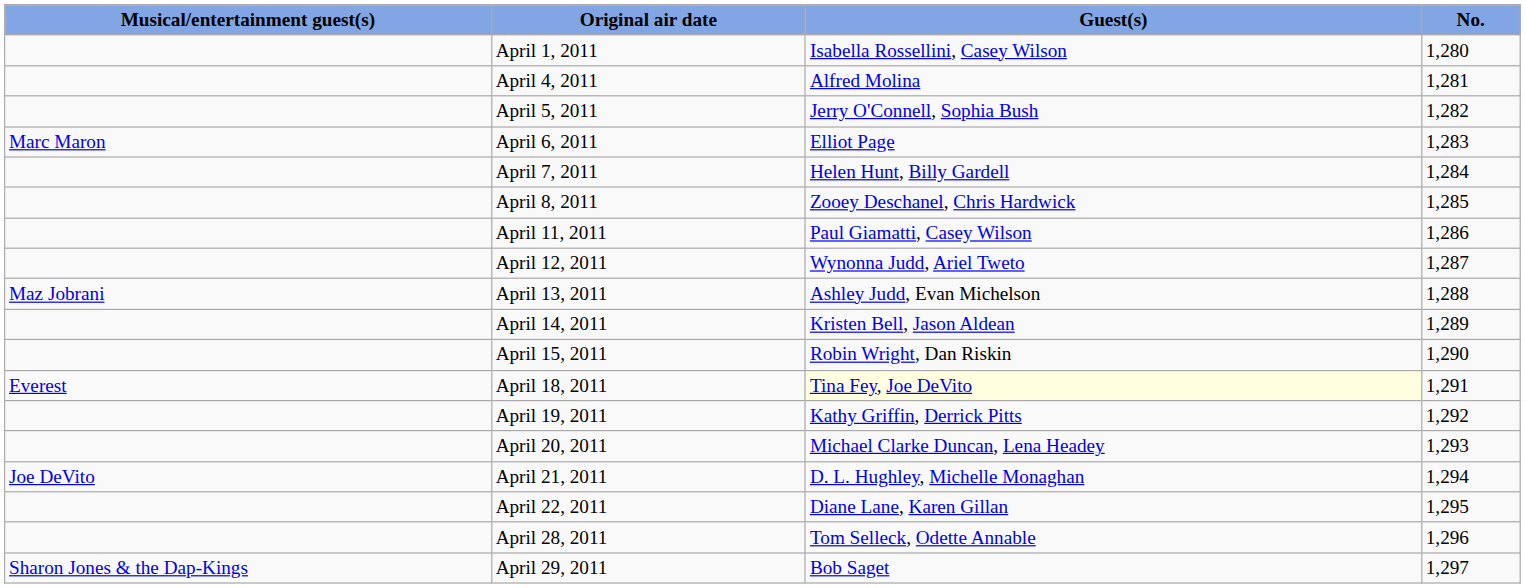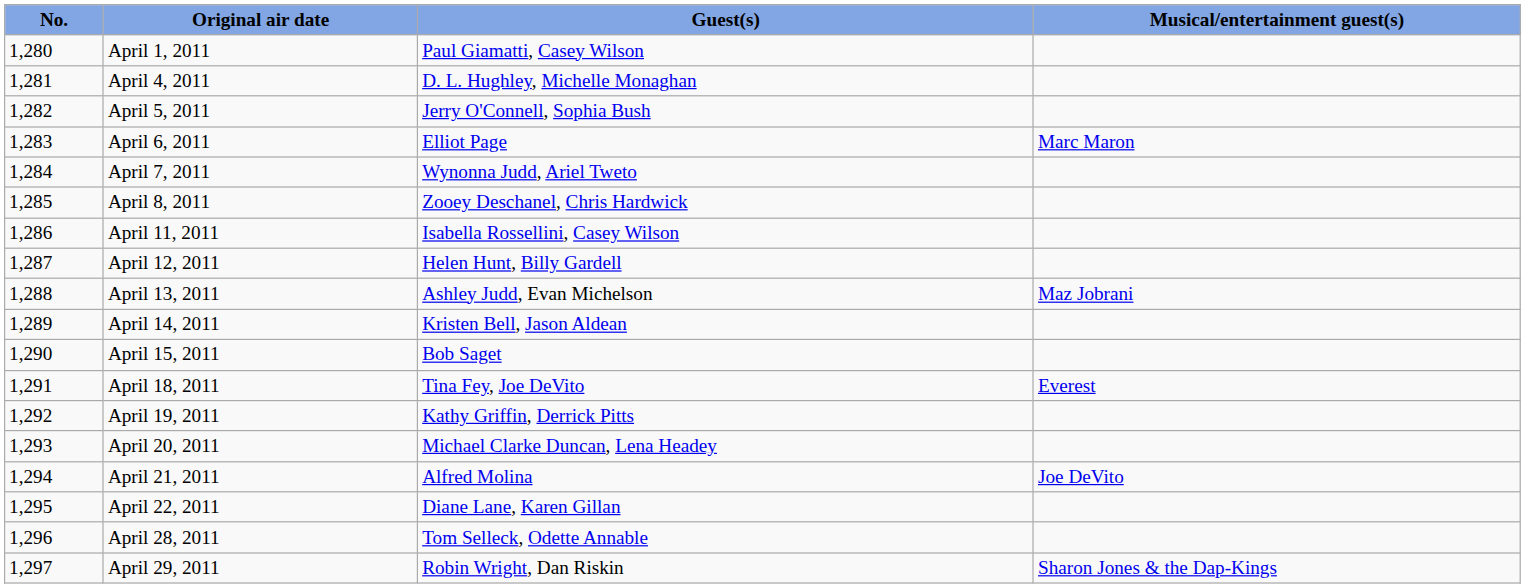columns swapped: (1471, 19) <-> (248, 19)
(938, 50) Isabella Rossellini, Casey Wilson -> (533, 50) Paul Giamatti, Casey Wilson
(865, 80) Alfred Molina -> (559, 80) D. L. Hughley, Michelle Monaghan
(910, 171) Helen Hunt, Billy Gardell -> (530, 171) Wynonna Judd, Ariel Tweto
(921, 232) Paul Giamatti, Casey Wilson -> (551, 232) Isabella Rossellini, Casey Wilson
(917, 263) Wynonna Judd, Ariel Tweto -> (522, 263) Helen Hunt, Billy Gardell
(911, 354) Robin Wright, Dan Riskin -> (462, 354) Bob Saget
(891, 385) lightyellow background -> (503, 385) no background
(947, 476) D. L. Hughley, Michelle Monaghan -> (477, 476) Alfred Molina
(850, 567) Bob Saget -> (523, 567) Robin Wright, Dan Riskin
